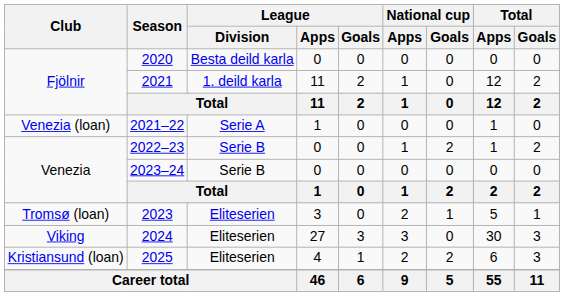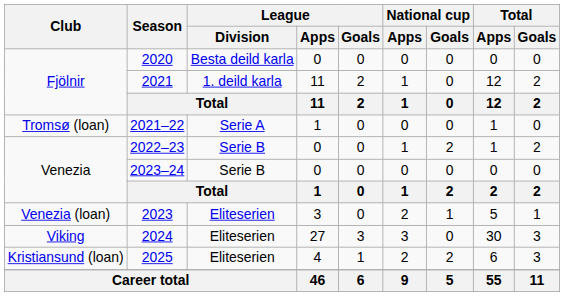(66, 125) Venezia (loan) -> (66, 125) Tromsø (loan)
(66, 214) Tromsø (loan) -> (66, 214) Venezia (loan)
